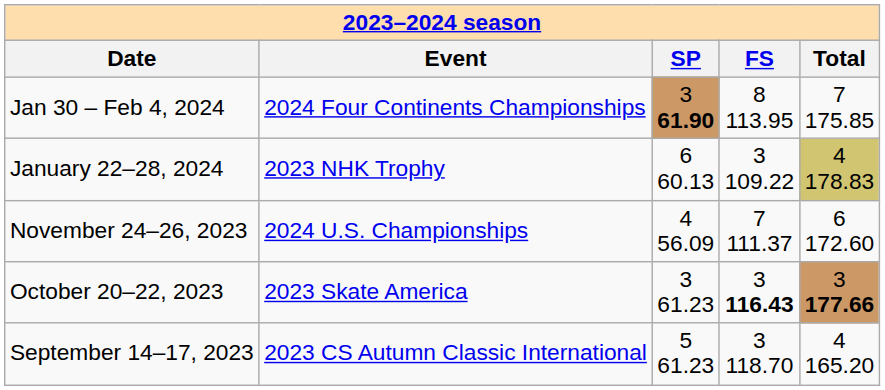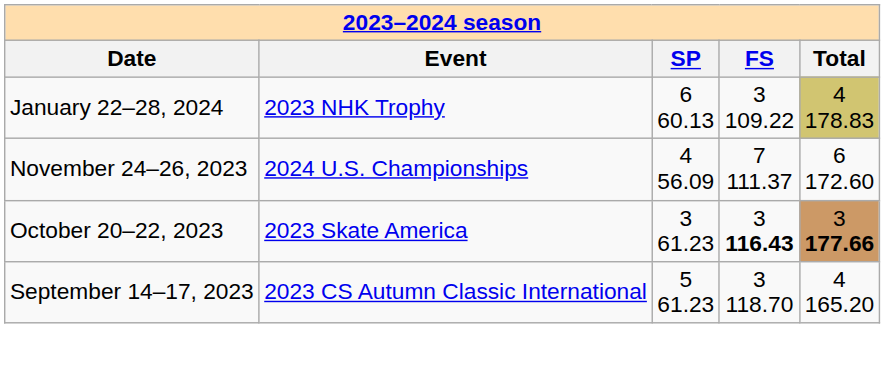- row: (117, 107)
